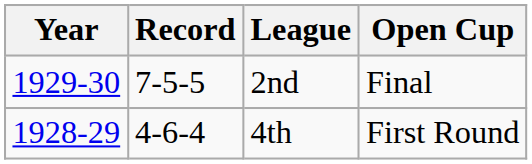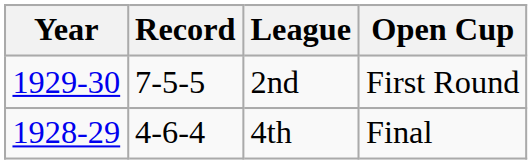(399, 81) Final -> (443, 81) First Round
(443, 132) First Round -> (399, 132) Final
